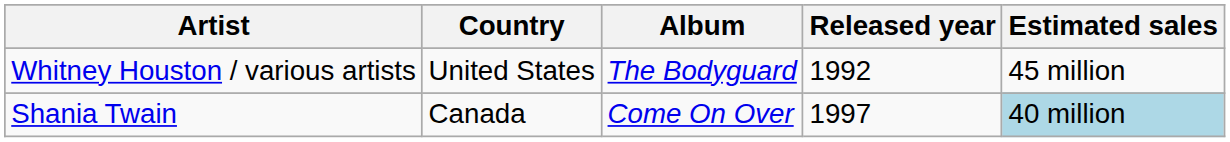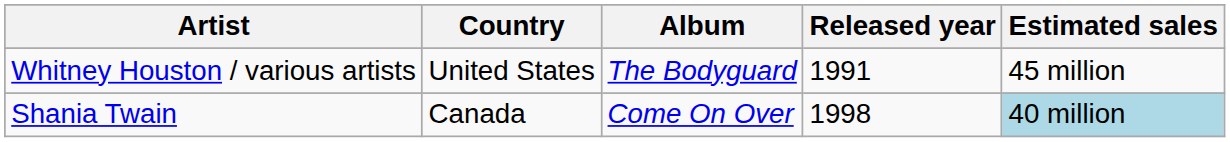(840, 70) 1992 -> (840, 70) 1991
(840, 114) 1997 -> (840, 114) 1998
